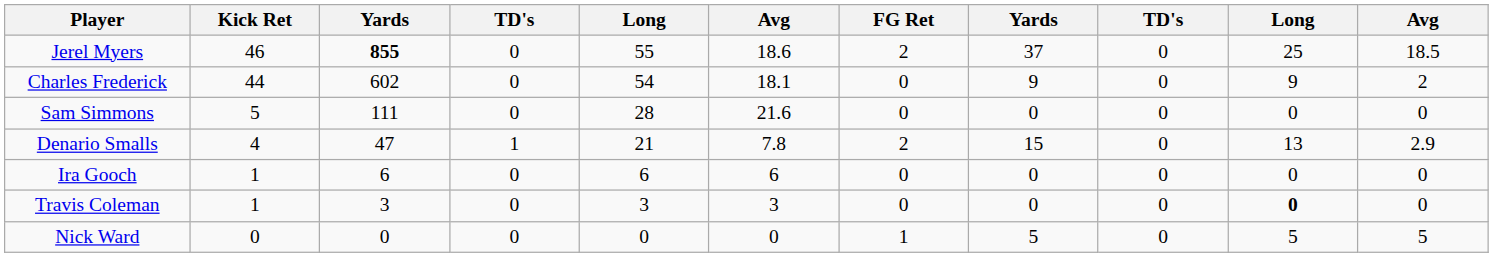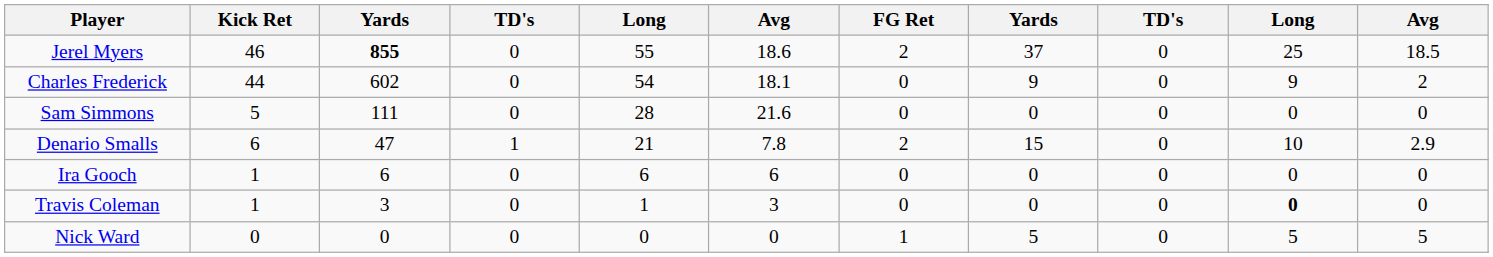(255, 143) 4 -> (255, 143) 6
(1293, 143) 13 -> (1293, 143) 10
(644, 205) 3 -> (644, 205) 1
